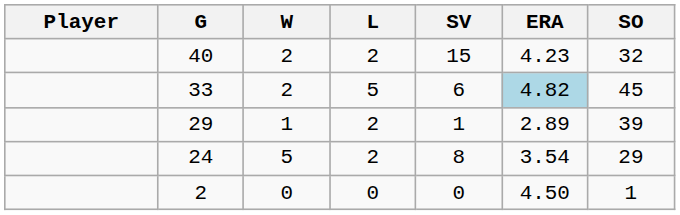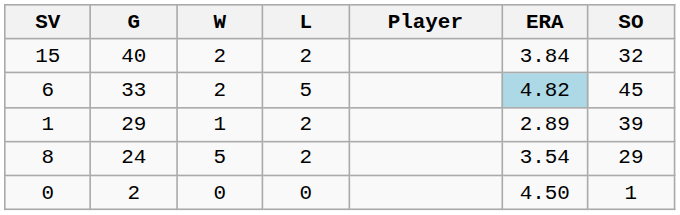columns swapped: (81, 22) <-> (459, 22)
(545, 56) 4.23 -> (545, 56) 3.84
